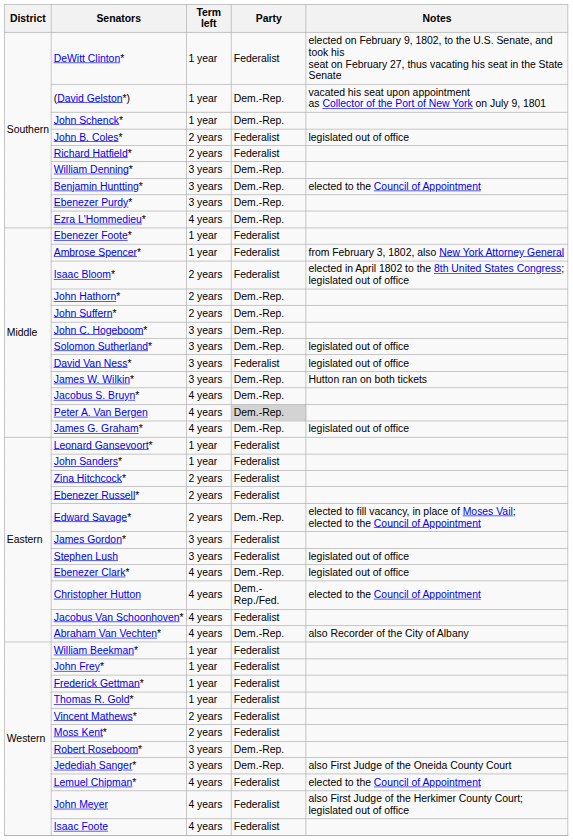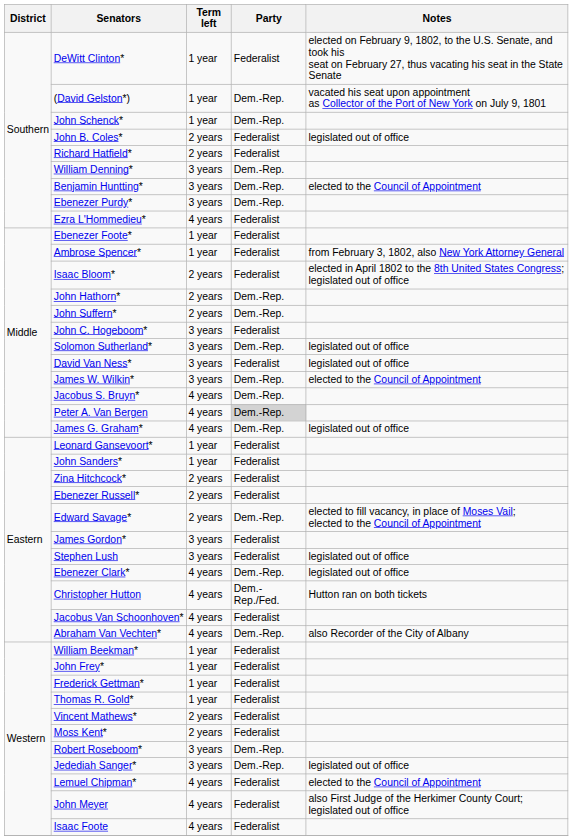(259, 219) Dem.-Rep. -> (257, 219) Federalist
(259, 330) Dem.-Rep. -> (257, 330) Federalist
(368, 379) Hutton ran on both tickets -> (395, 379) elected to the Council of Appointment
(395, 595) elected to the Council of Appointment -> (368, 595) Hutton ran on both tickets
(410, 766) also First Judge of the Oneida County Court -> (359, 766) legislated out of office
